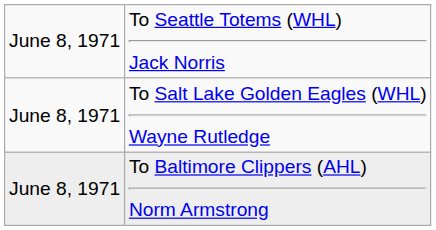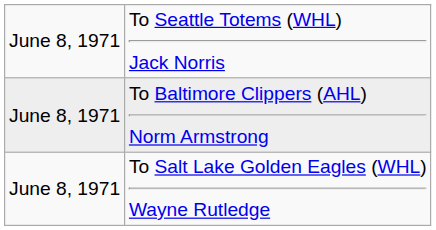rows swapped: (278, 188) <-> (278, 114)
